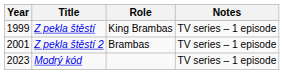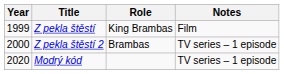(227, 28) TV series – 1 episode -> (187, 28) Film
(18, 45) 2001 -> (18, 45) 2000
(18, 61) 2023 -> (18, 61) 2020
